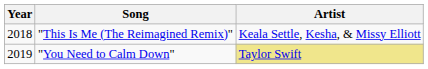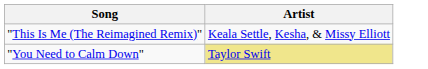- column: (20, 14)
